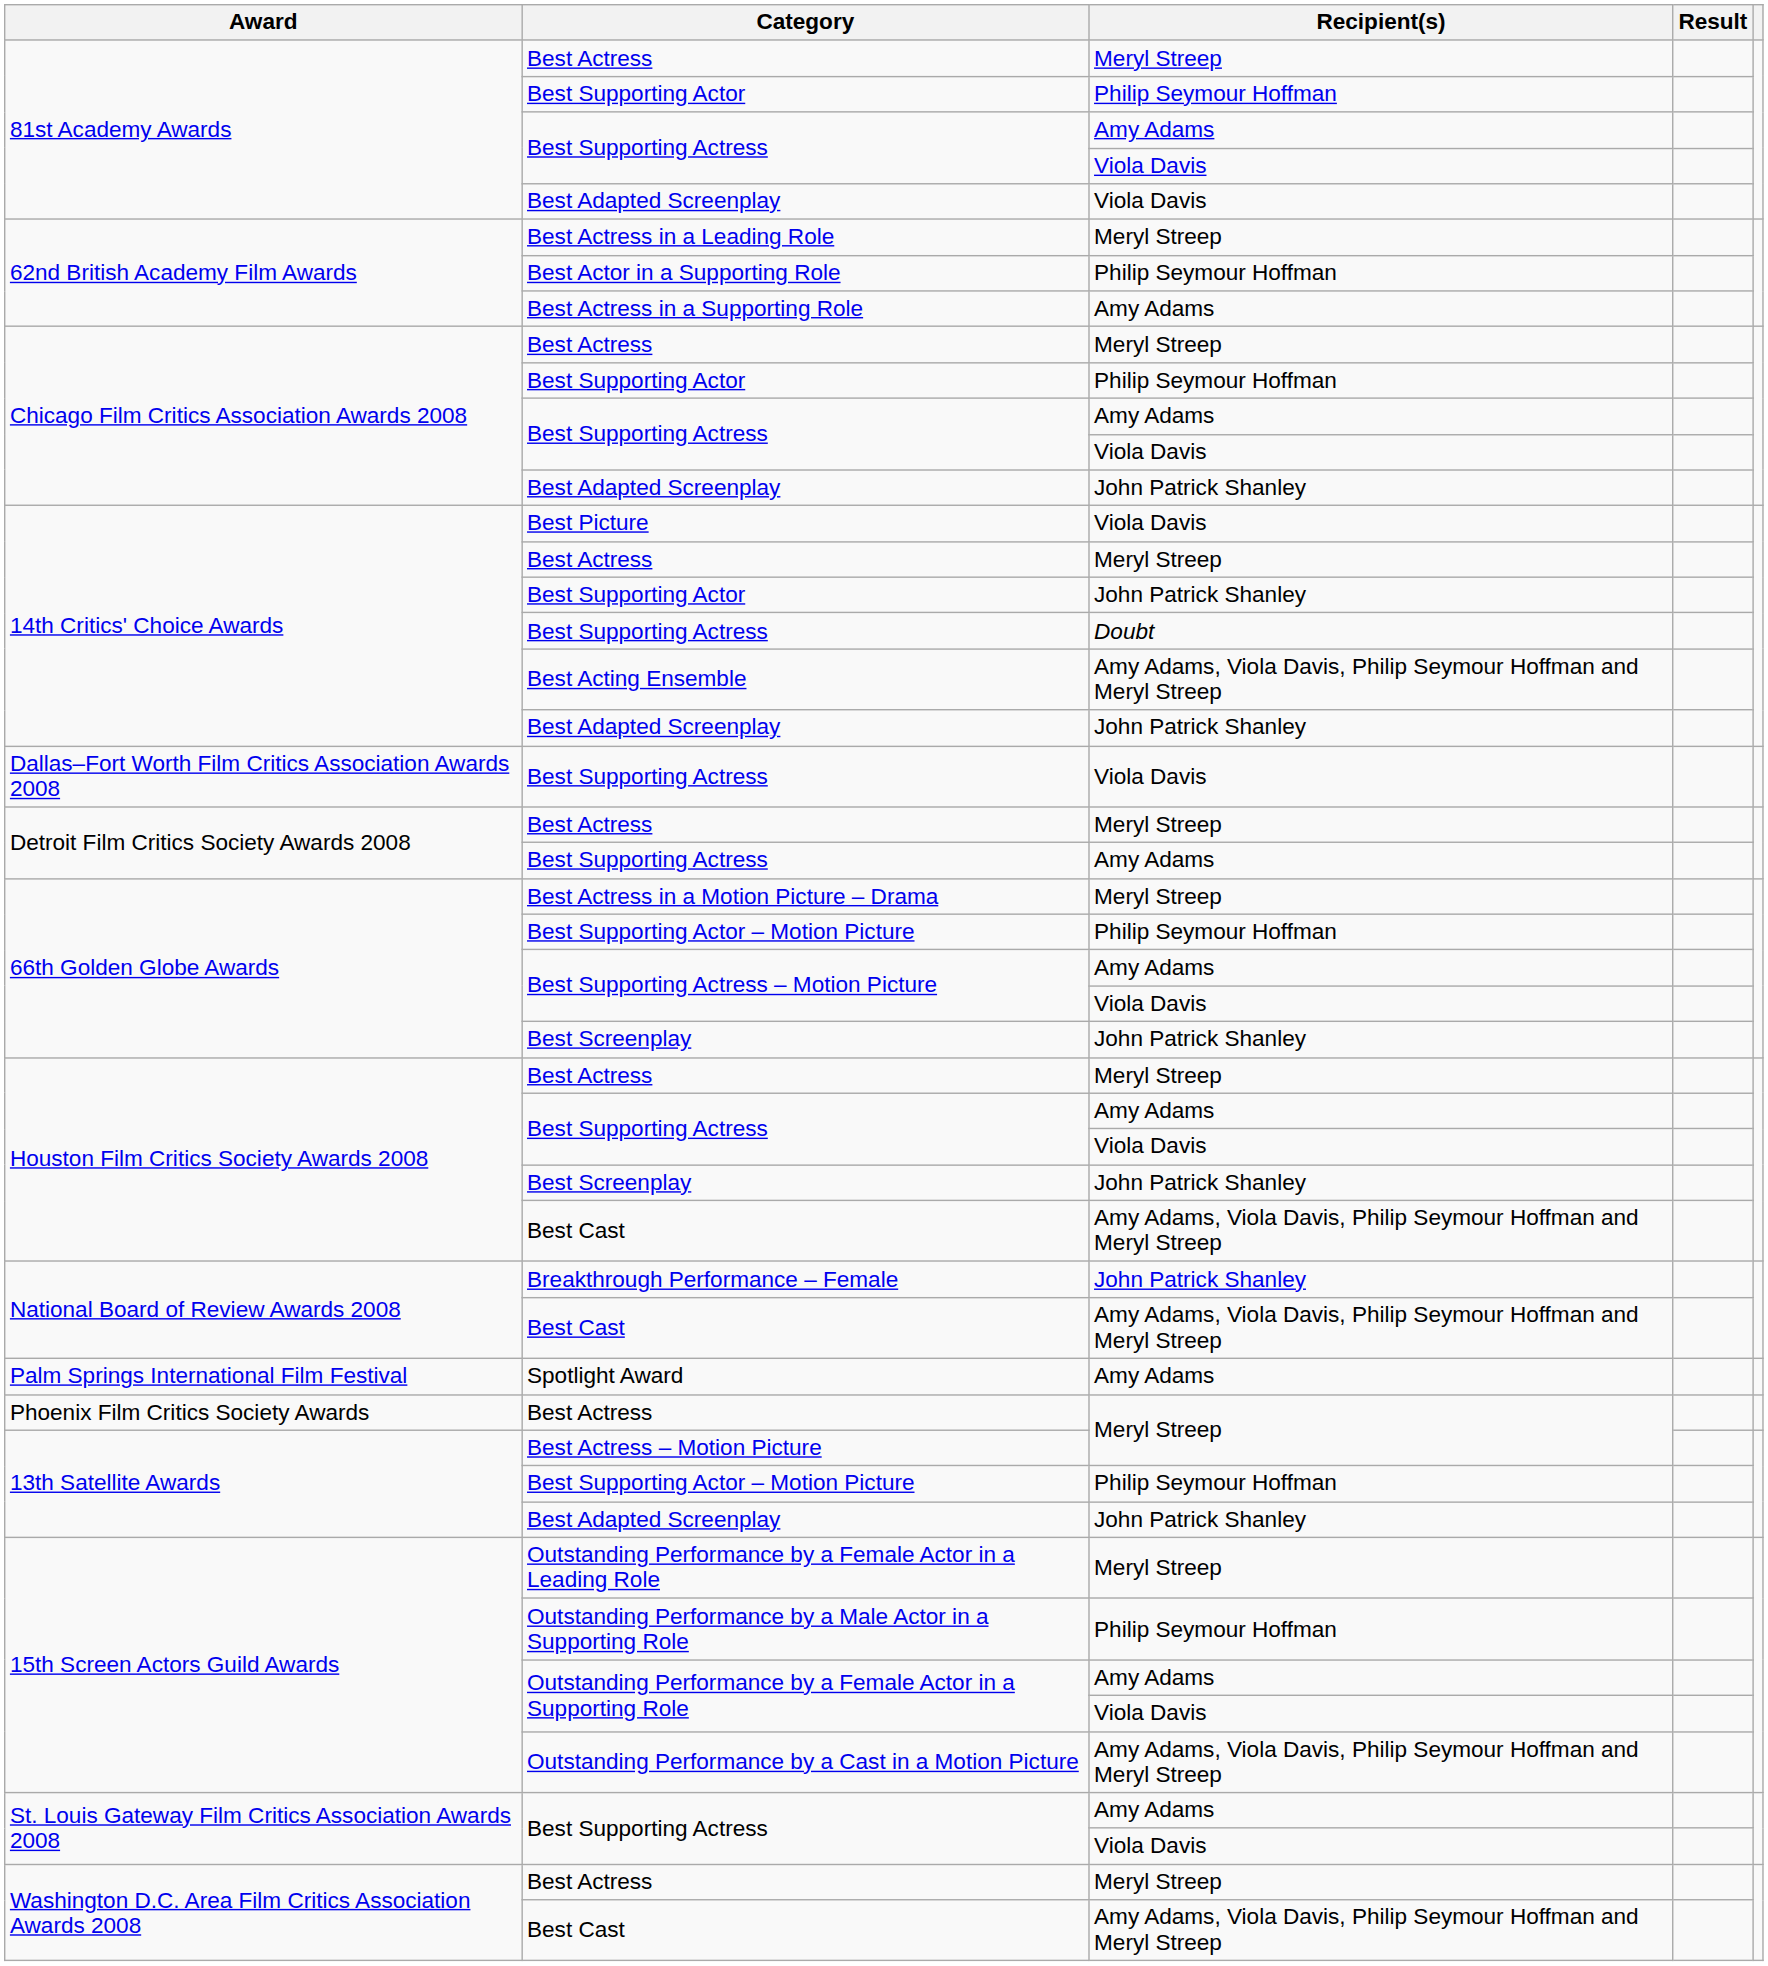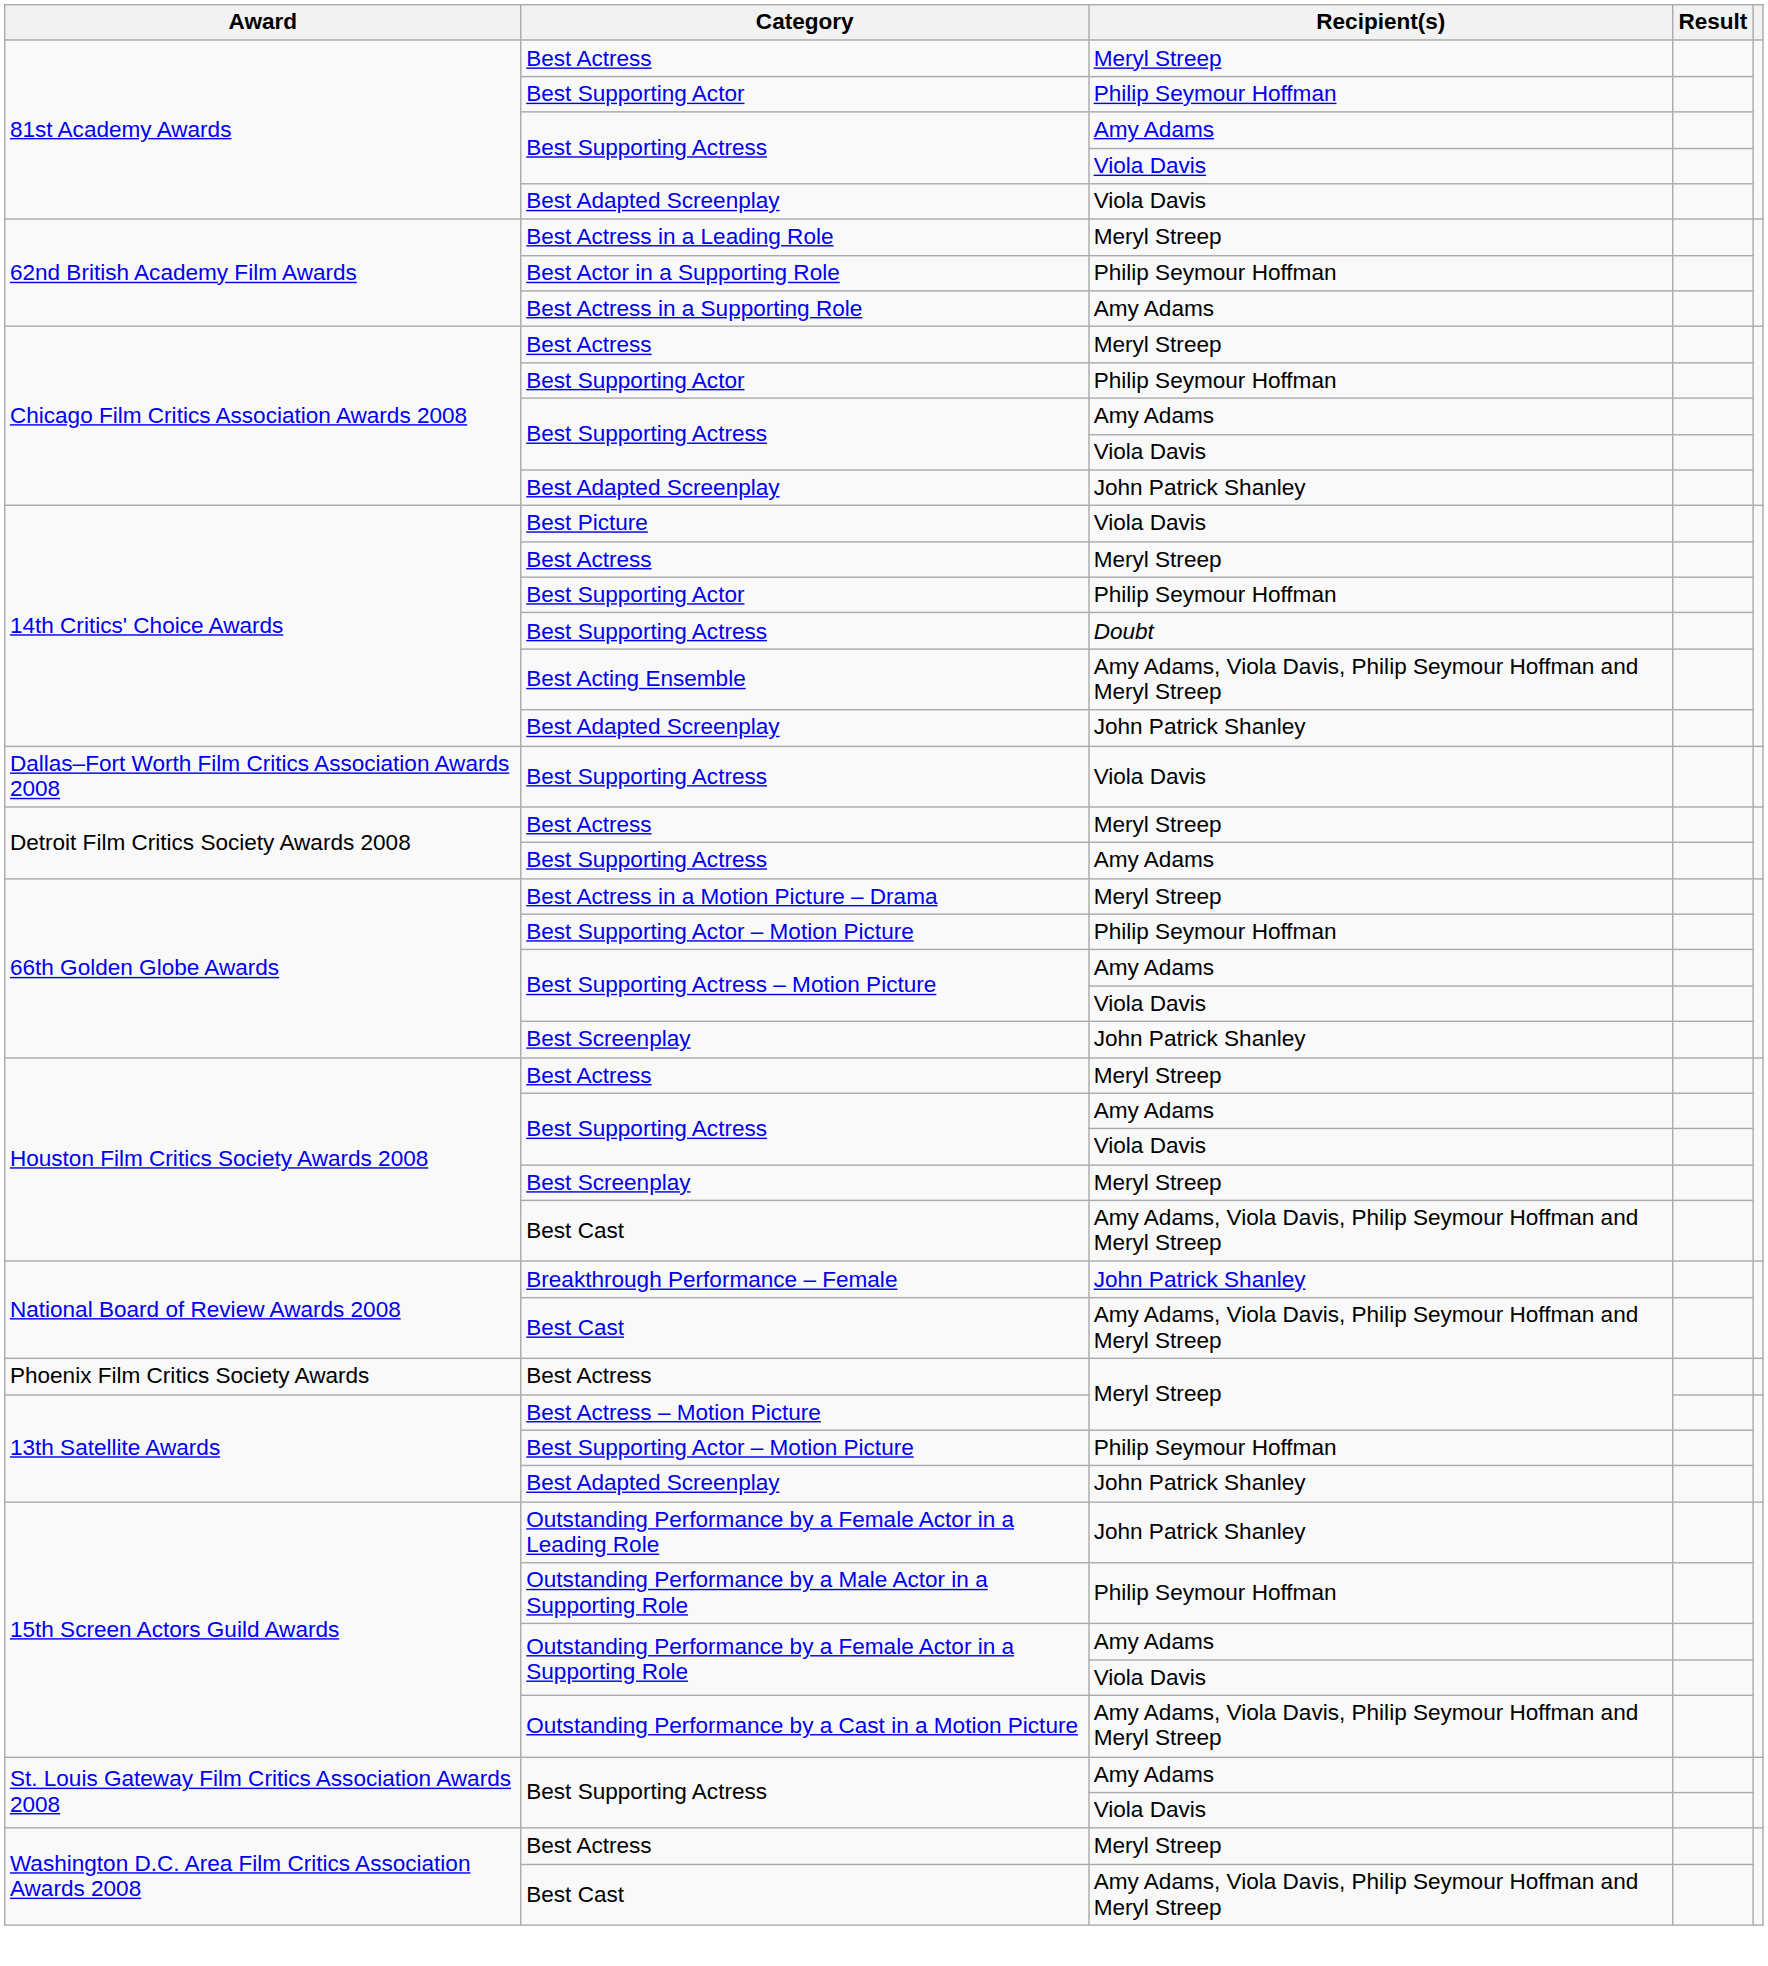(1200, 594) John Patrick Shanley -> (1215, 594) Philip Seymour Hoffman
(1200, 1182) John Patrick Shanley -> (1158, 1182) Meryl Streep
- row: (209, 1376)
(1158, 1567) Meryl Streep -> (1200, 1531) John Patrick Shanley
